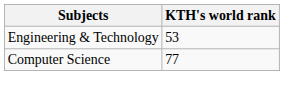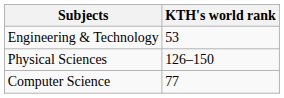+ row: (57, 59)
